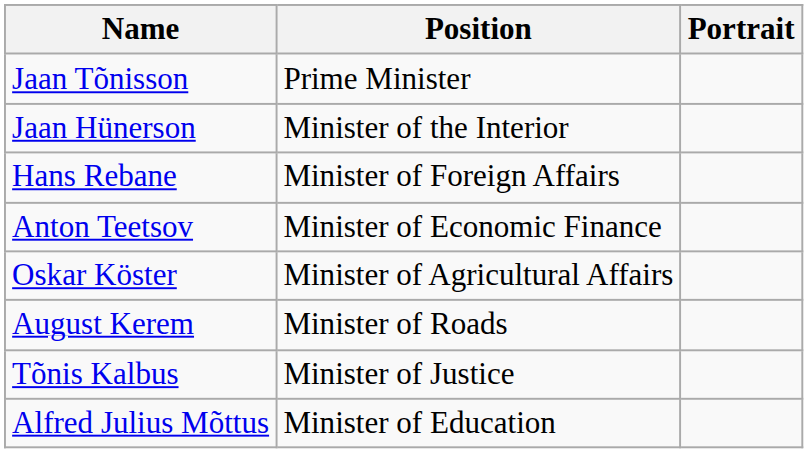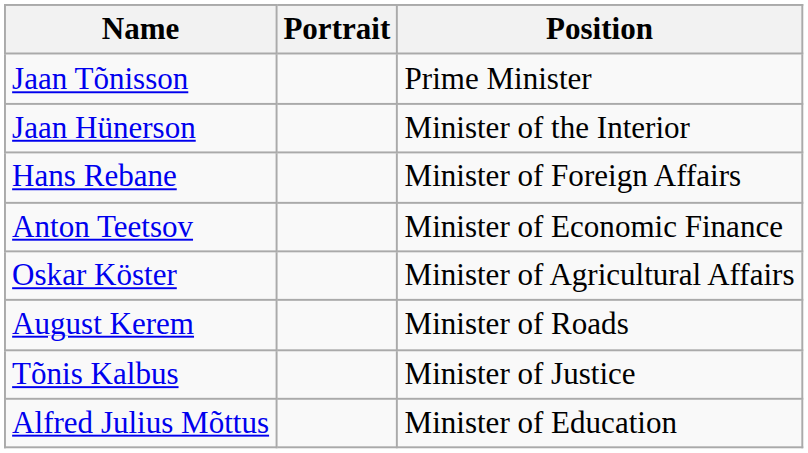columns swapped: (741, 29) <-> (478, 29)
